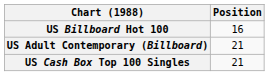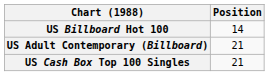(238, 29) 16 -> (238, 29) 14
